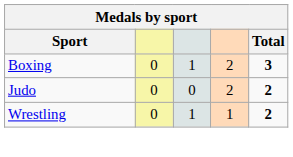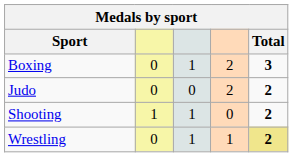+ row: (35, 114)
(268, 114) no background -> (268, 139) khaki background
